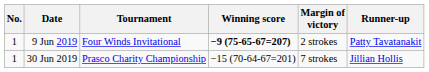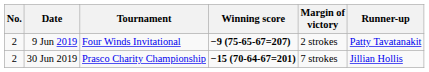(14, 42) 1 -> (14, 42) 2
(14, 59) 1 -> (14, 59) 2
(253, 59) normal -> (253, 59) bold
